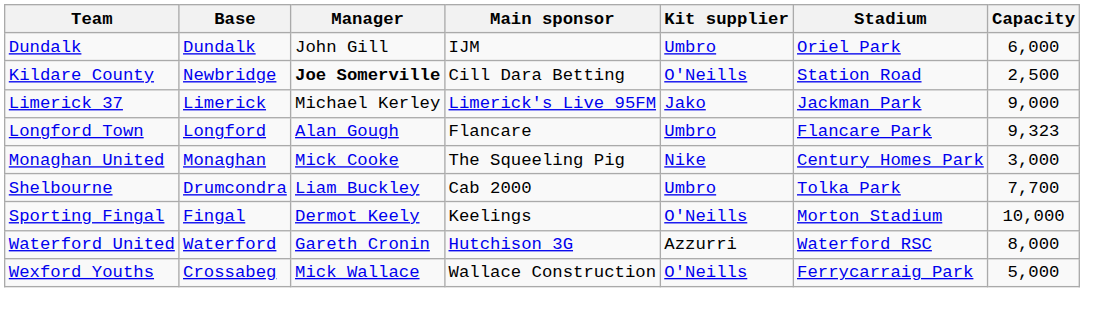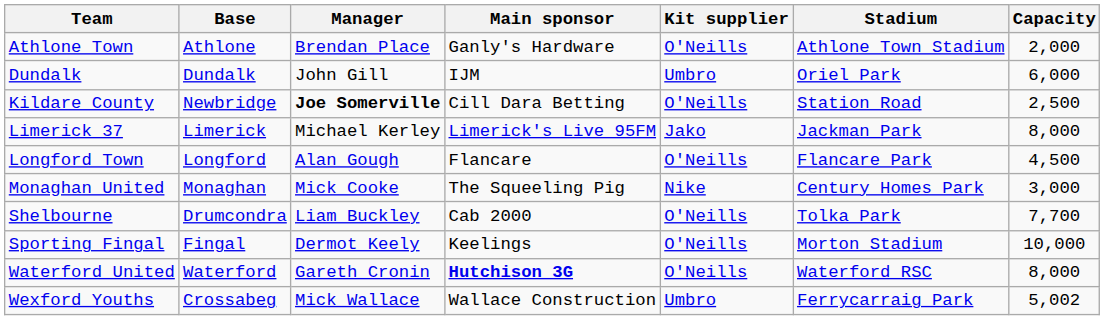+ row: (71, 47)
(1034, 103) 9,000 -> (1054, 131) 8,000
(690, 131) Umbro -> (706, 160) O'Neills
(1034, 131) 9,323 -> (1054, 160) 4,500
(690, 188) Umbro -> (706, 216) O'Neills
(511, 244) normal -> (511, 272) bold
(701, 244) Azzurri -> (706, 272) O'Neills
(706, 272) O'Neills -> (690, 301) Umbro
(1034, 272) 5,000 -> (1054, 301) 5,002
